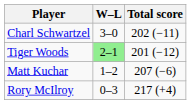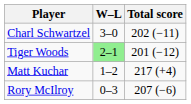(155, 71) 207 (−6) -> (155, 71) 217 (+4)
(155, 90) 217 (+4) -> (155, 90) 207 (−6)
